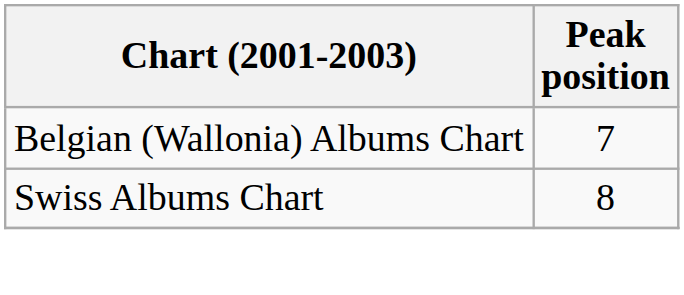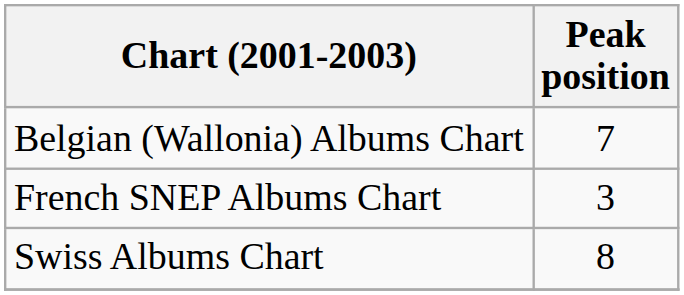+ row: (228, 197)
